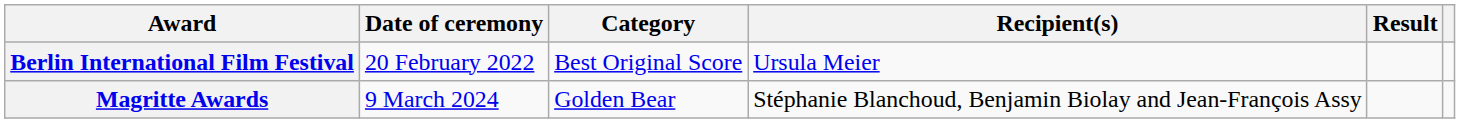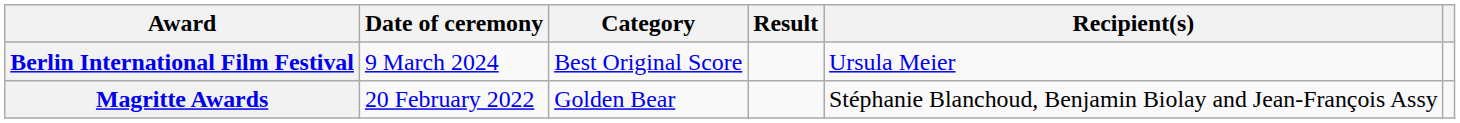columns swapped: (1057, 23) <-> (1405, 23)
(450, 61) 20 February 2022 -> (432, 61) 9 March 2024
(432, 99) 9 March 2024 -> (450, 99) 20 February 2022
